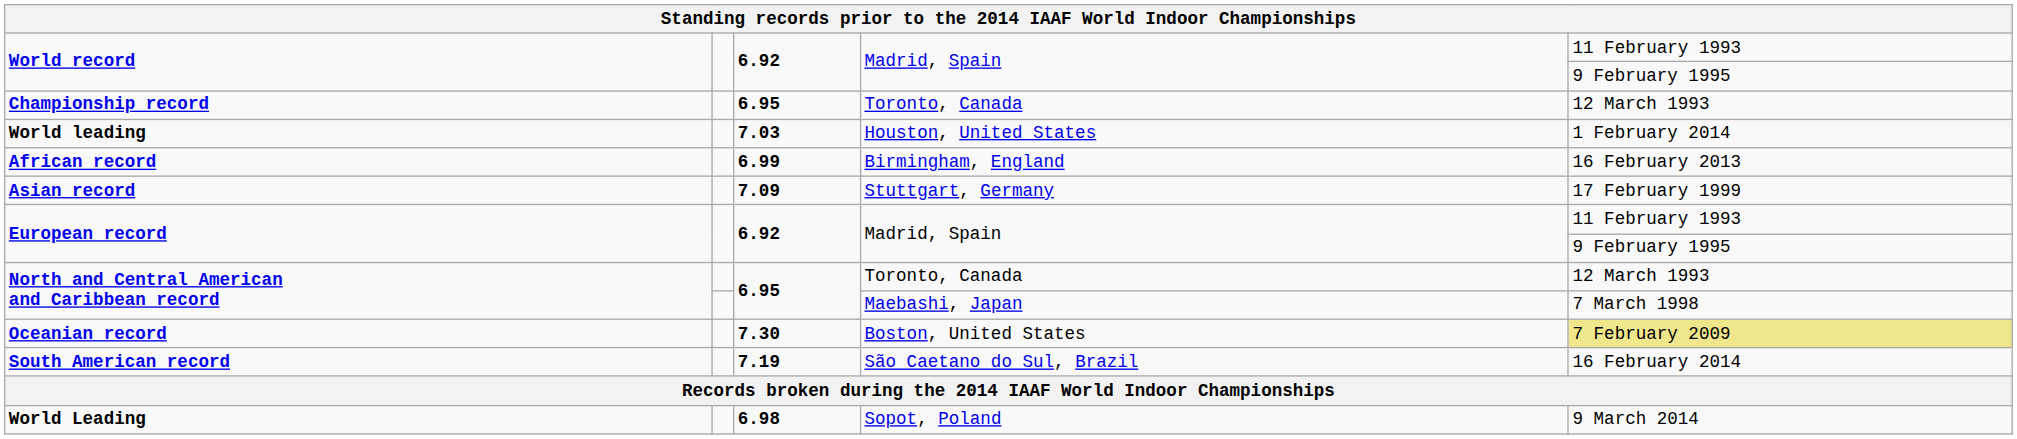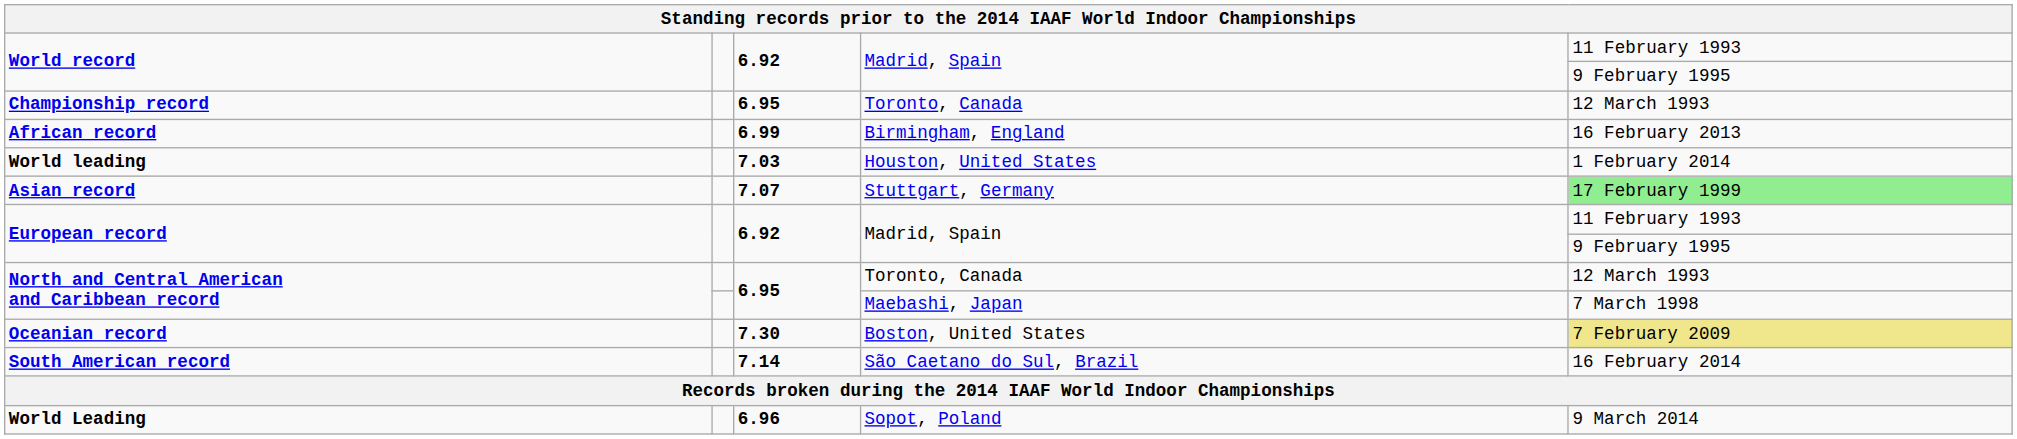rows swapped: (77, 133) <-> (83, 162)
(759, 191) 7.09 -> (759, 191) 7.07
(1657, 191) no background -> (1657, 191) lightgreen background
(759, 362) 7.19 -> (759, 362) 7.14
(759, 419) 6.98 -> (759, 419) 6.96
